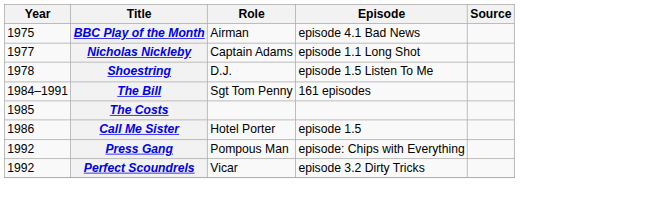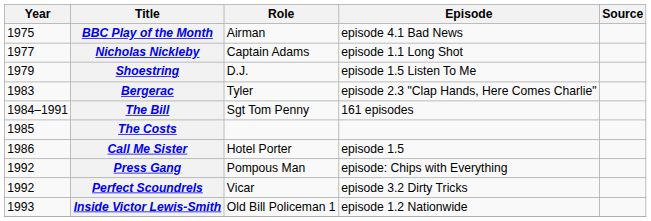(21, 71) 1978 -> (21, 71) 1979
+ row: (147, 91)
+ row: (147, 206)
